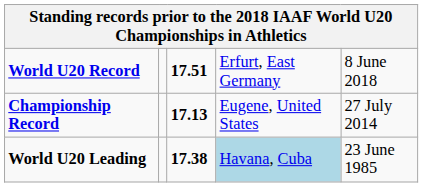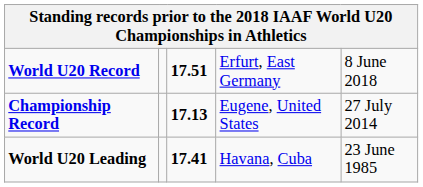(189, 159) 17.38 -> (189, 159) 17.41
(266, 159) lightblue background -> (266, 159) no background
